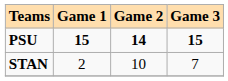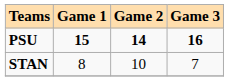(195, 40) 15 -> (195, 40) 16
(82, 64) 2 -> (82, 64) 8
